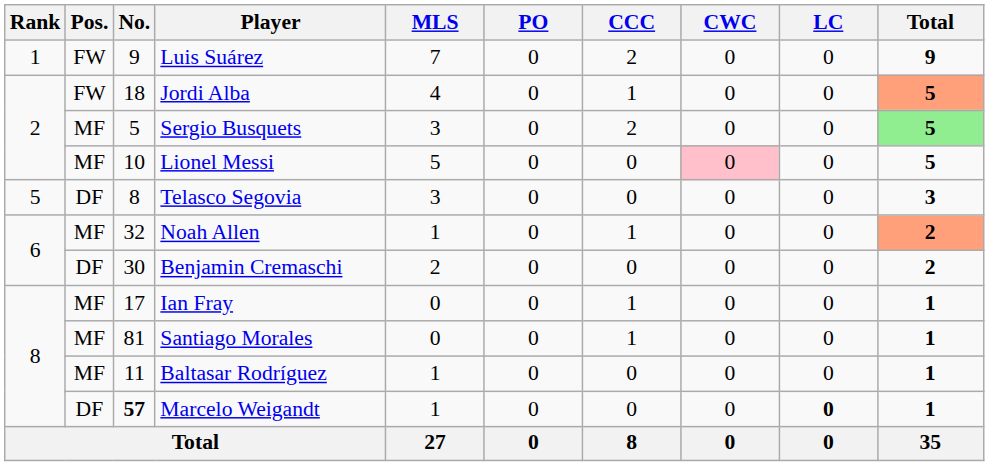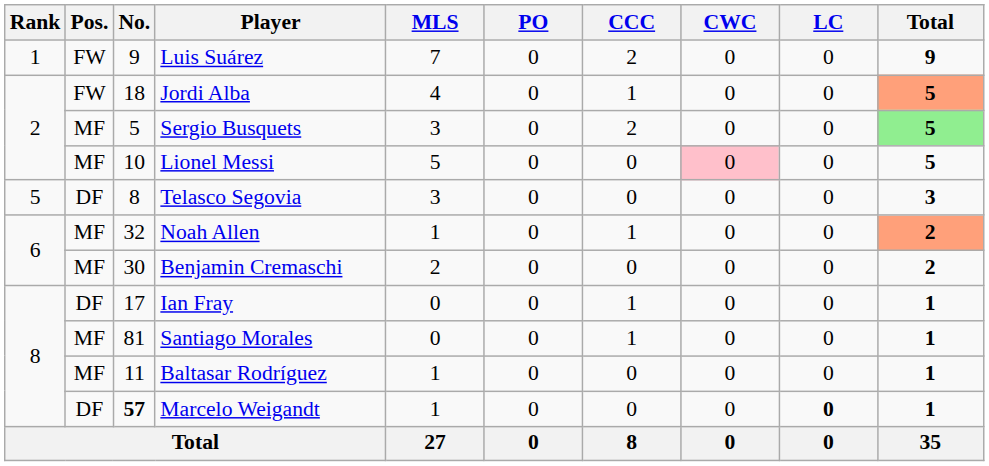(89, 267) DF -> (89, 267) MF
(89, 302) MF -> (89, 302) DF
